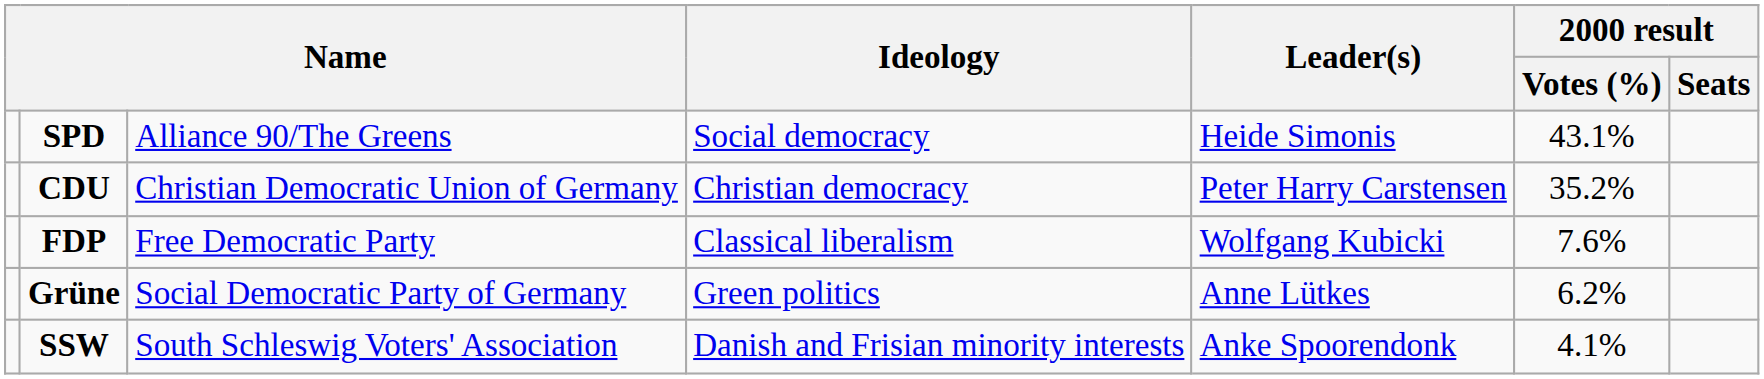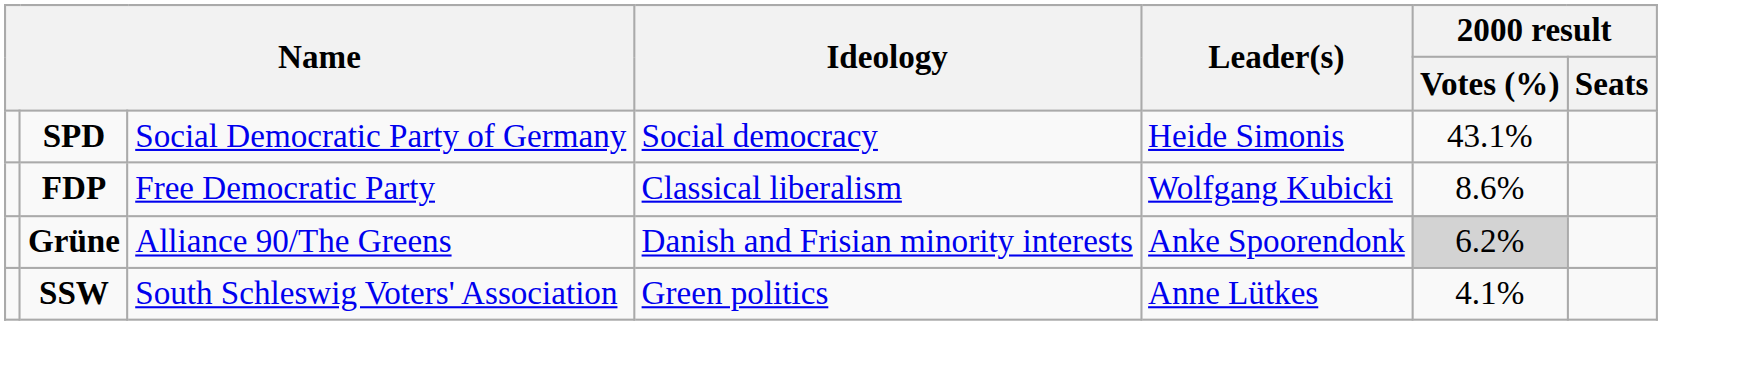(293, 135) Alliance 90/The Greens -> (381, 135) Social Democratic Party of Germany
- row: (74, 188)
(1592, 240) 7.6% -> (1490, 188) 8.6%
(381, 293) Social Democratic Party of Germany -> (293, 240) Alliance 90/The Greens
(787, 293) Green politics -> (887, 240) Danish and Frisian minority interests
(1285, 293) Anne Lütkes -> (1276, 240) Anke Spoorendonk
(1592, 293) no background -> (1490, 240) lightgrey background
(939, 345) Danish and Frisian minority interests -> (735, 293) Green politics
(1328, 345) Anke Spoorendonk -> (1233, 293) Anne Lütkes
